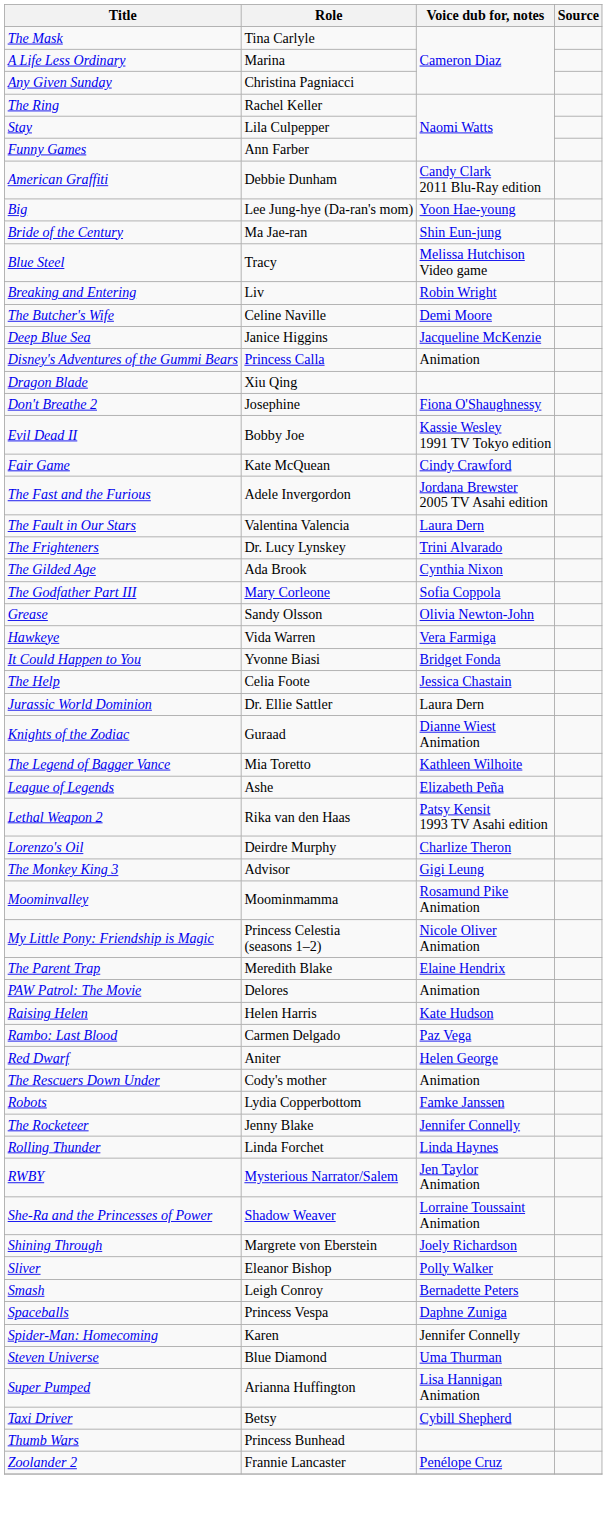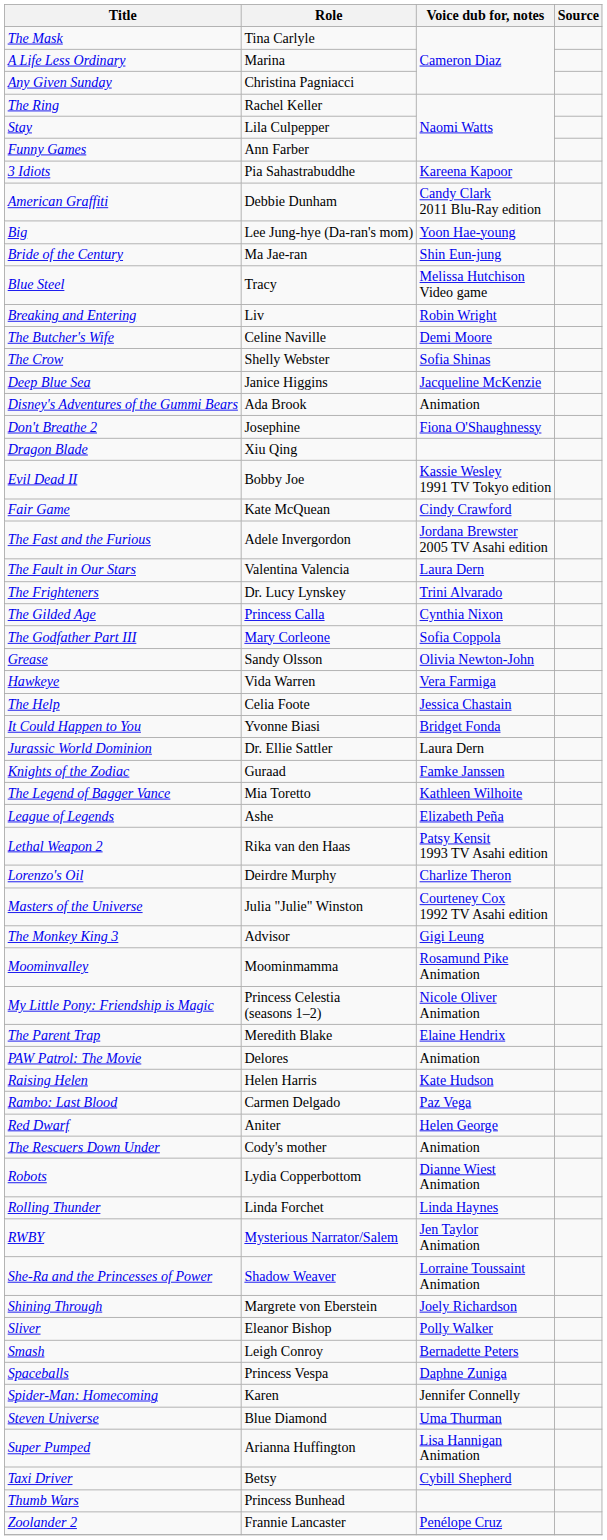+ row: (29, 171)
+ row: (35, 359)
(284, 359) Princess Calla -> (275, 404) Ada Brook
rows swapped: (52, 404) <-> (48, 382)
(275, 570) Ada Brook -> (284, 614) Princess Calla
rows swapped: (34, 681) <-> (74, 659)
(458, 734) Dianne Wiest Animation -> (462, 771) Famke Janssen
+ row: (75, 906)
(462, 1102) Famke Janssen -> (458, 1177) Dianne Wiest Animation
- row: (48, 1124)
